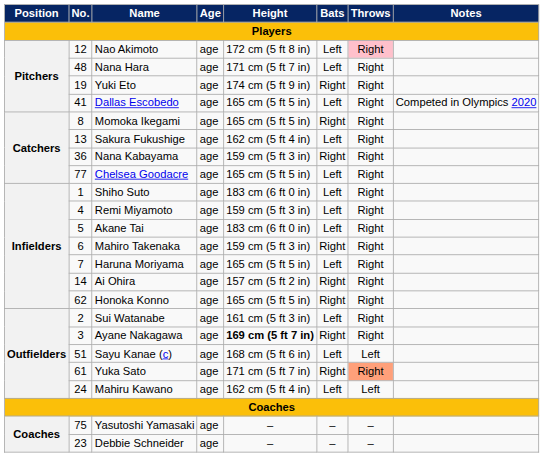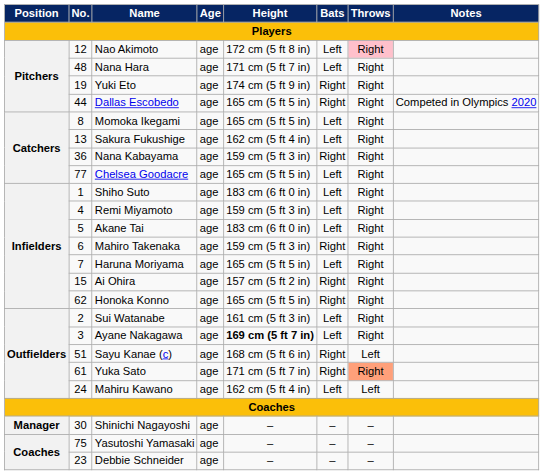(80, 103) 41 -> (80, 103) 44
(332, 103) Left -> (332, 103) Right
(332, 121) Right -> (332, 121) Left
(80, 282) 14 -> (80, 282) 15
(332, 336) Right -> (332, 336) Left
(332, 354) Left -> (332, 354) Right
+ row: (142, 425)
